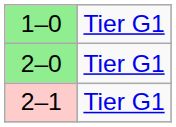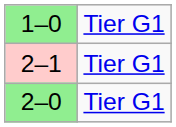rows swapped: (41, 63) <-> (41, 102)
